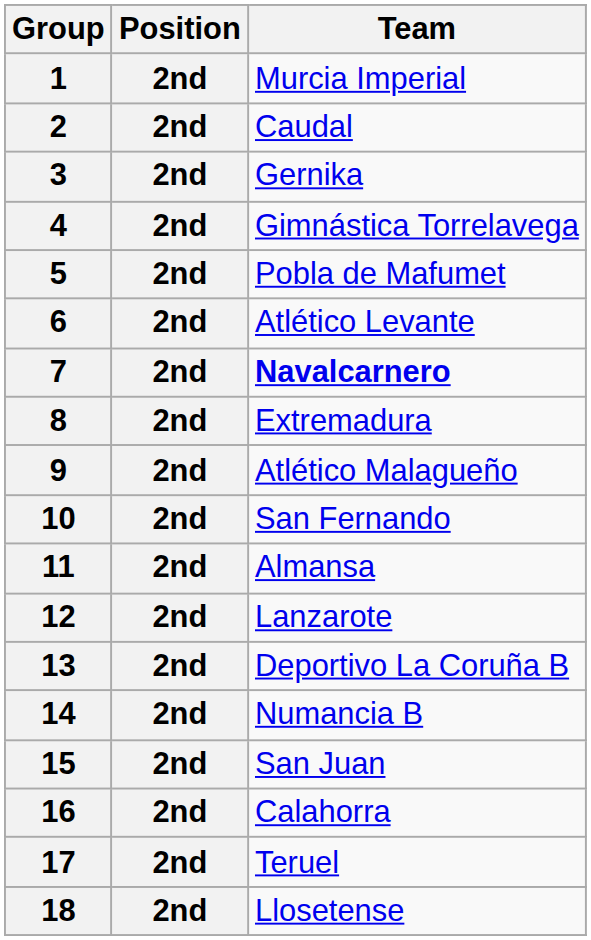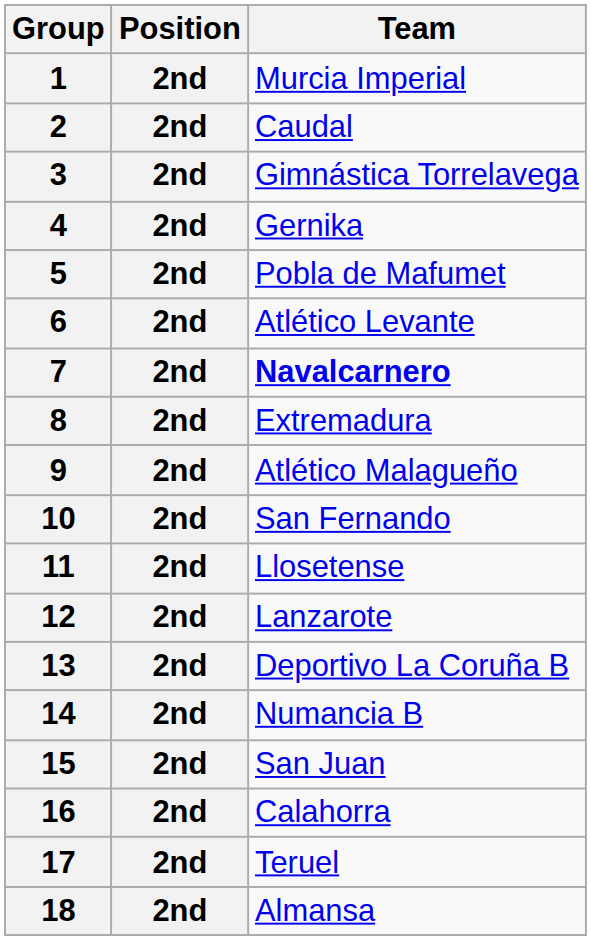(309, 175) Gernika -> (417, 175) Gimnástica Torrelavega
(417, 224) Gimnástica Torrelavega -> (309, 224) Gernika
(315, 567) Almansa -> (330, 567) Llosetense
(330, 910) Llosetense -> (315, 910) Almansa
